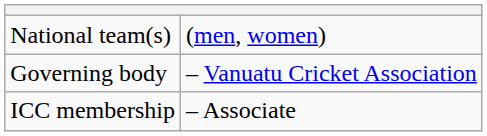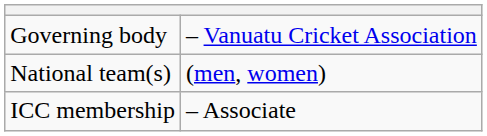rows swapped: (89, 72) <-> (91, 34)
